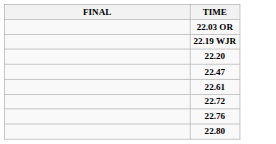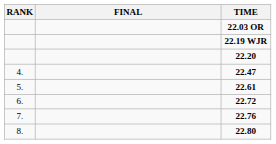+ column: (20, 12)
